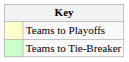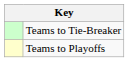rows swapped: (65, 30) <-> (74, 48)
